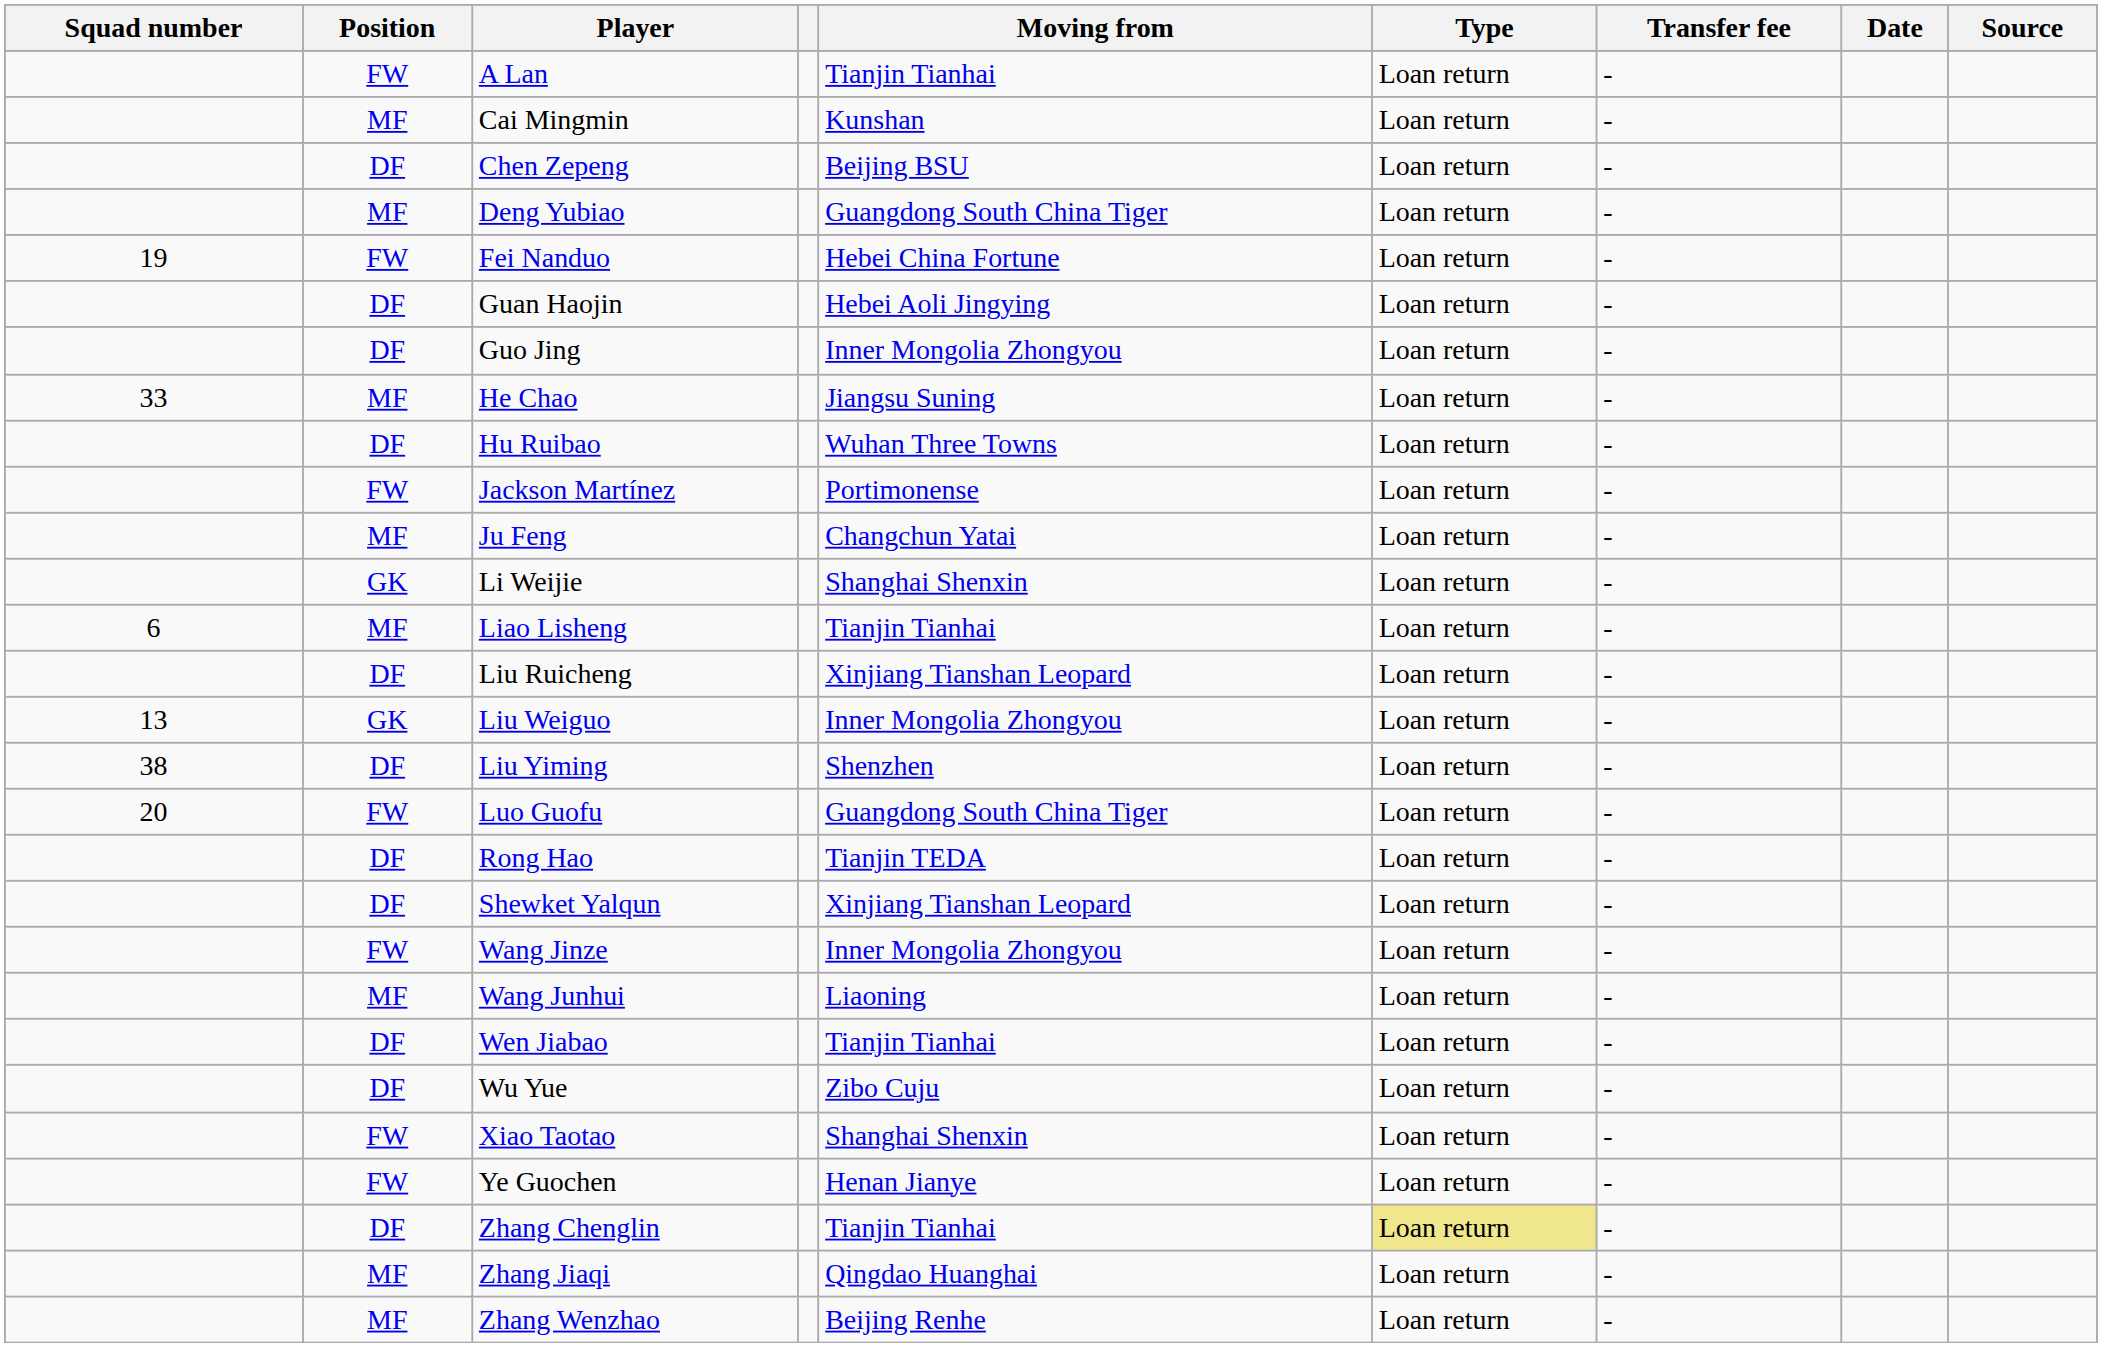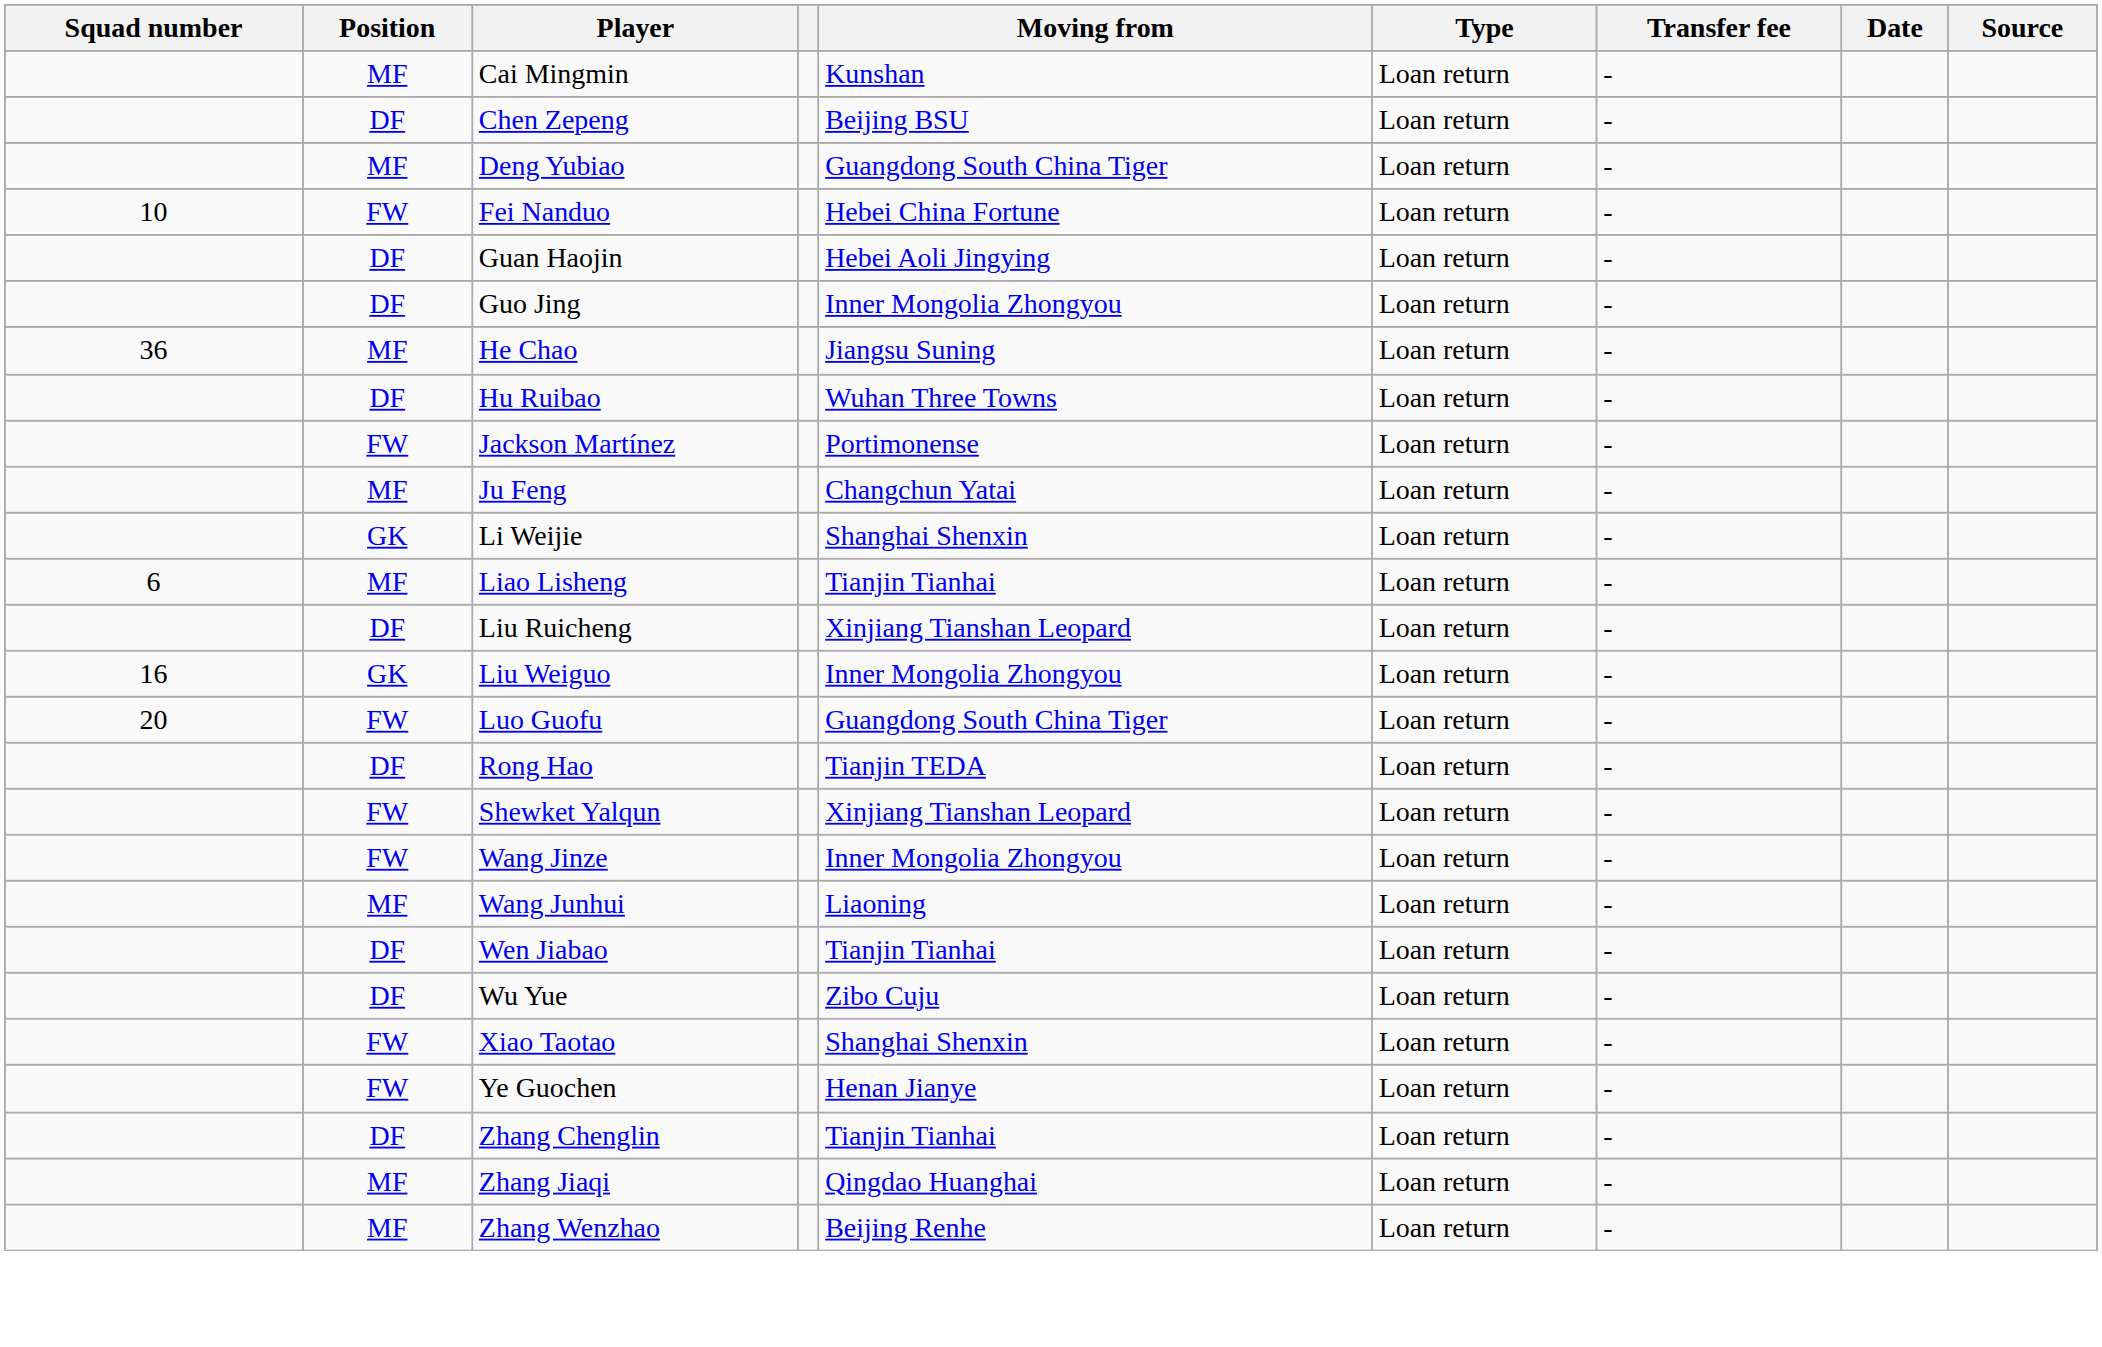- row: (513, 73)
(154, 258) 19 -> (154, 212) 10
(154, 396) 33 -> (154, 350) 36
(154, 719) 13 -> (154, 673) 16
- row: (543, 765)
(387, 903) DF -> (387, 811) FW
(1444, 1226) khaki background -> (1444, 1134) no background
